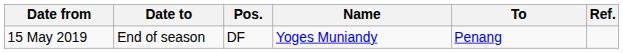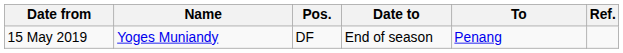columns swapped: (169, 15) <-> (362, 15)
